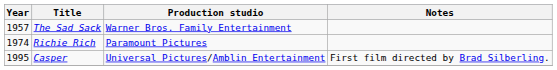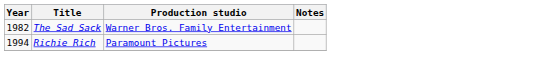(18, 27) 1957 -> (18, 27) 1982
(18, 42) 1974 -> (18, 42) 1994
- row: (50, 58)
